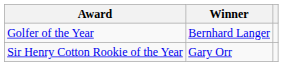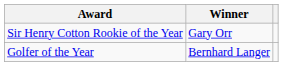rows swapped: (50, 33) <-> (95, 52)
